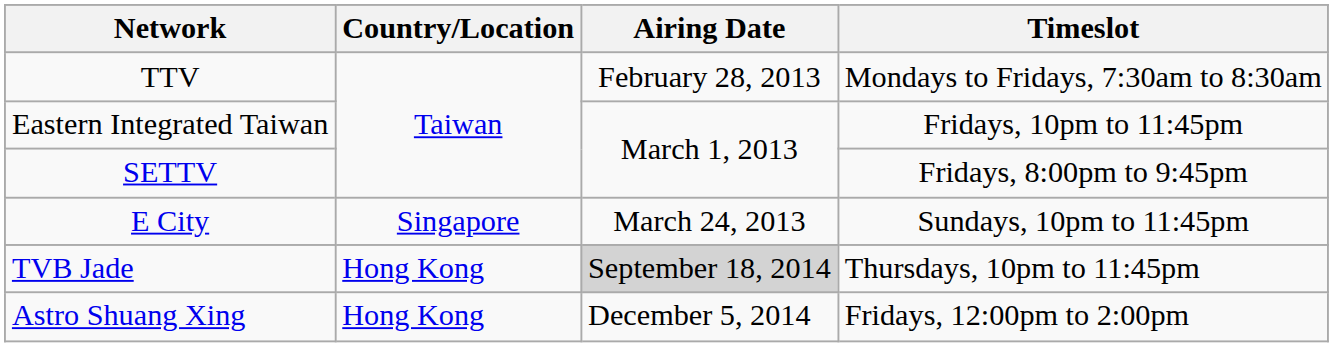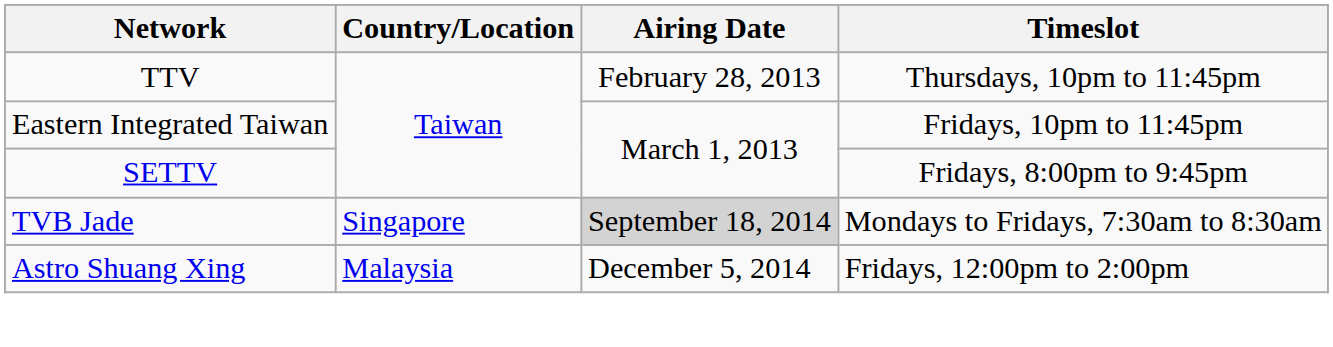(1083, 76) Mondays to Fridays, 7:30am to 8:30am -> (1083, 76) Thursdays, 10pm to 11:45pm
- row: (170, 220)
(413, 268) Hong Kong -> (404, 220) Singapore
(1022, 268) Thursdays, 10pm to 11:45pm -> (1083, 220) Mondays to Fridays, 7:30am to 8:30am
(413, 316) Hong Kong -> (398, 268) Malaysia
